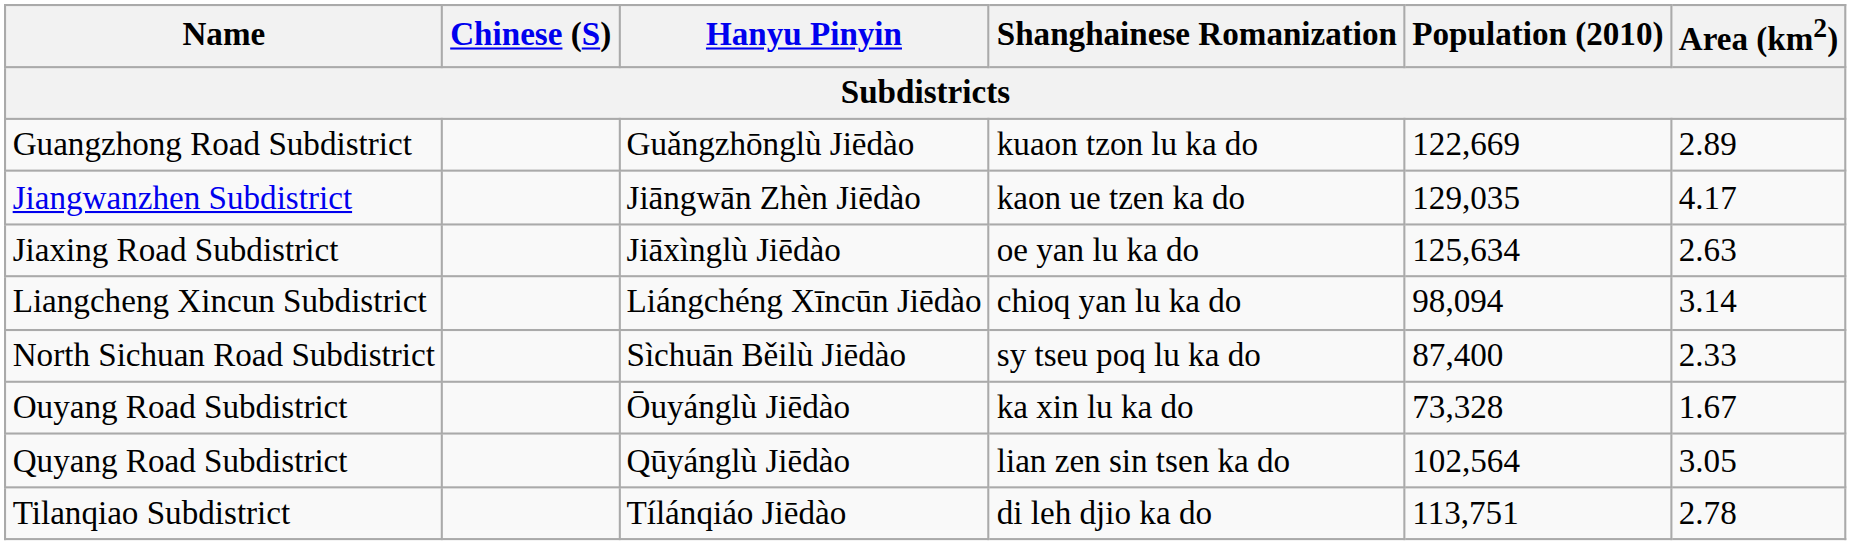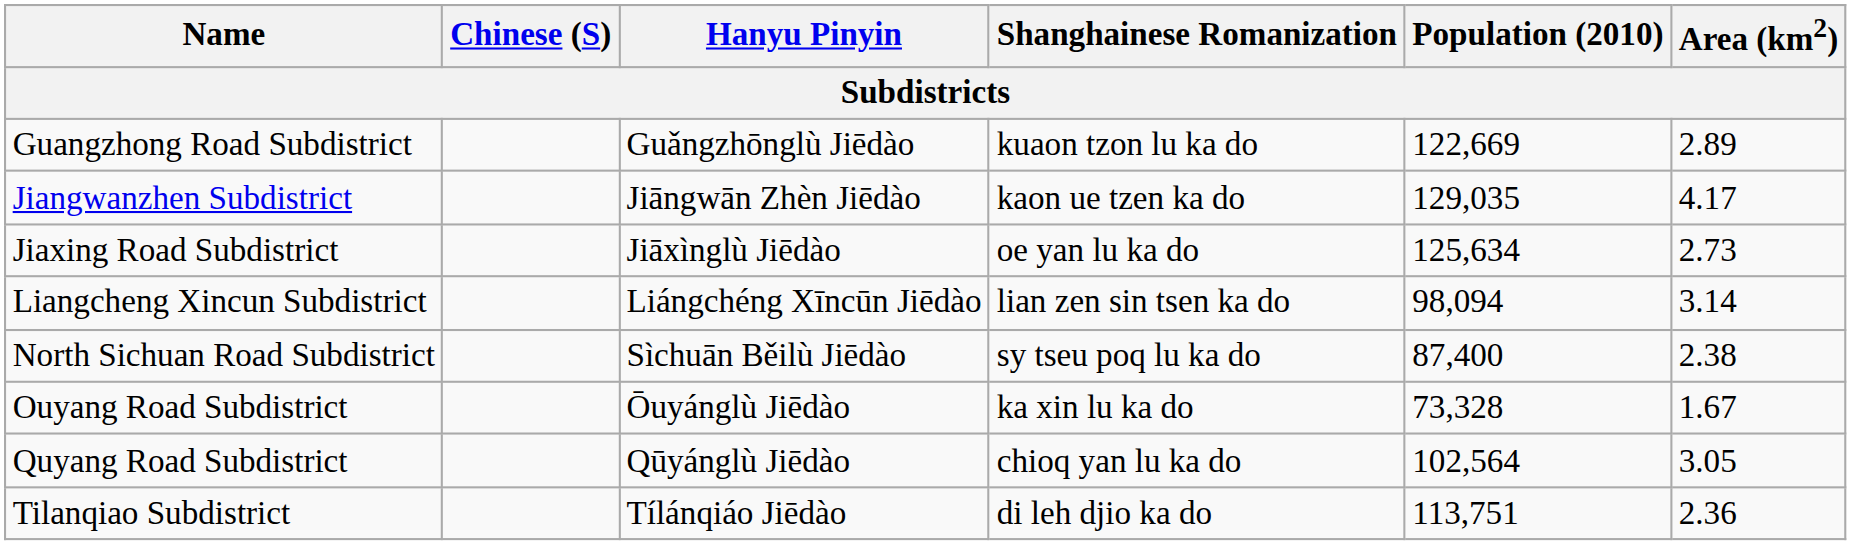(1708, 249) 2.63 -> (1708, 249) 2.73
(1119, 302) chioq yan lu ka do -> (1143, 302) lian zen sin tsen ka do
(1708, 354) 2.33 -> (1708, 354) 2.38
(1143, 459) lian zen sin tsen ka do -> (1119, 459) chioq yan lu ka do
(1708, 512) 2.78 -> (1708, 512) 2.36
